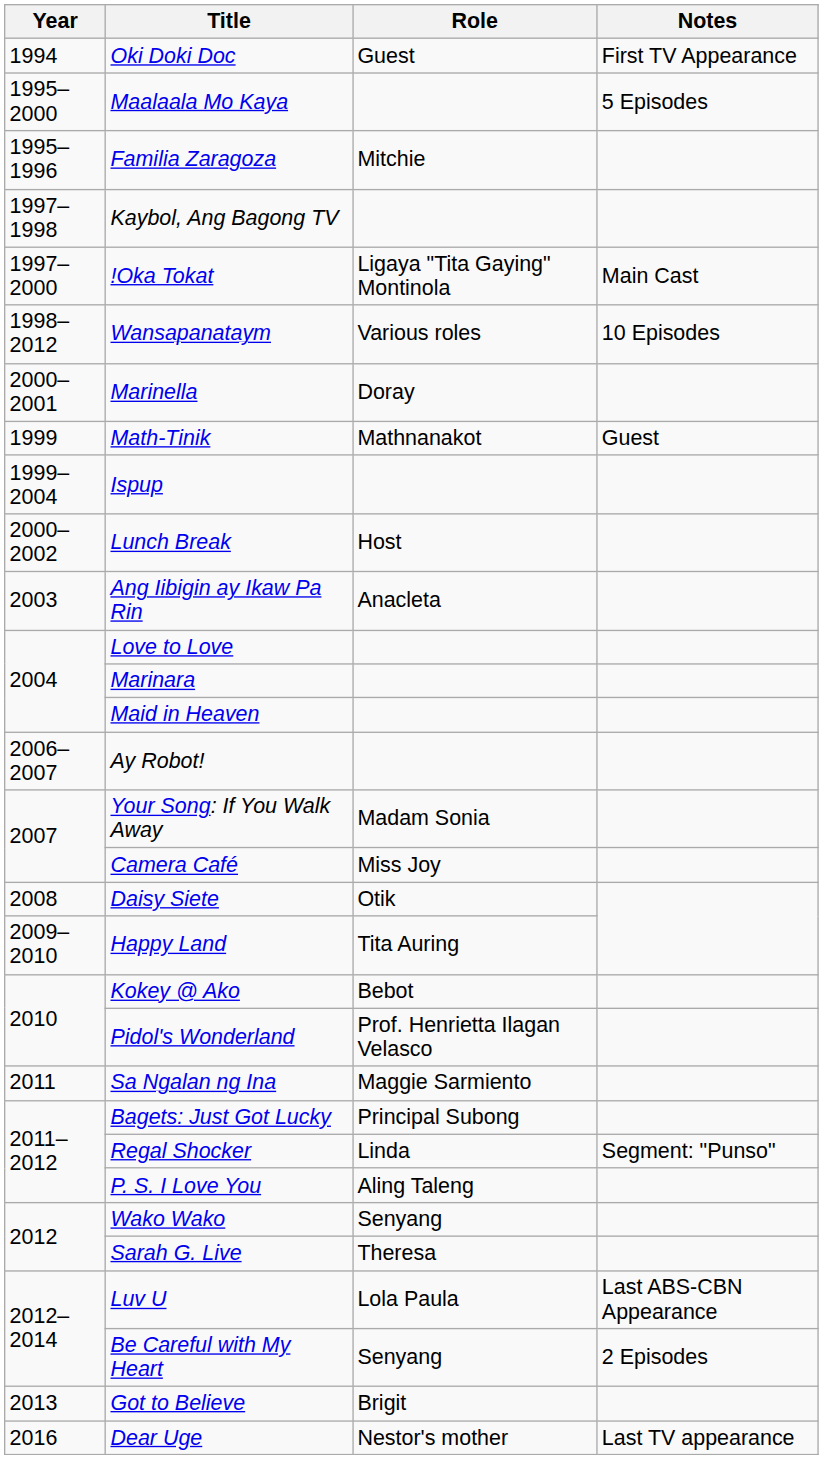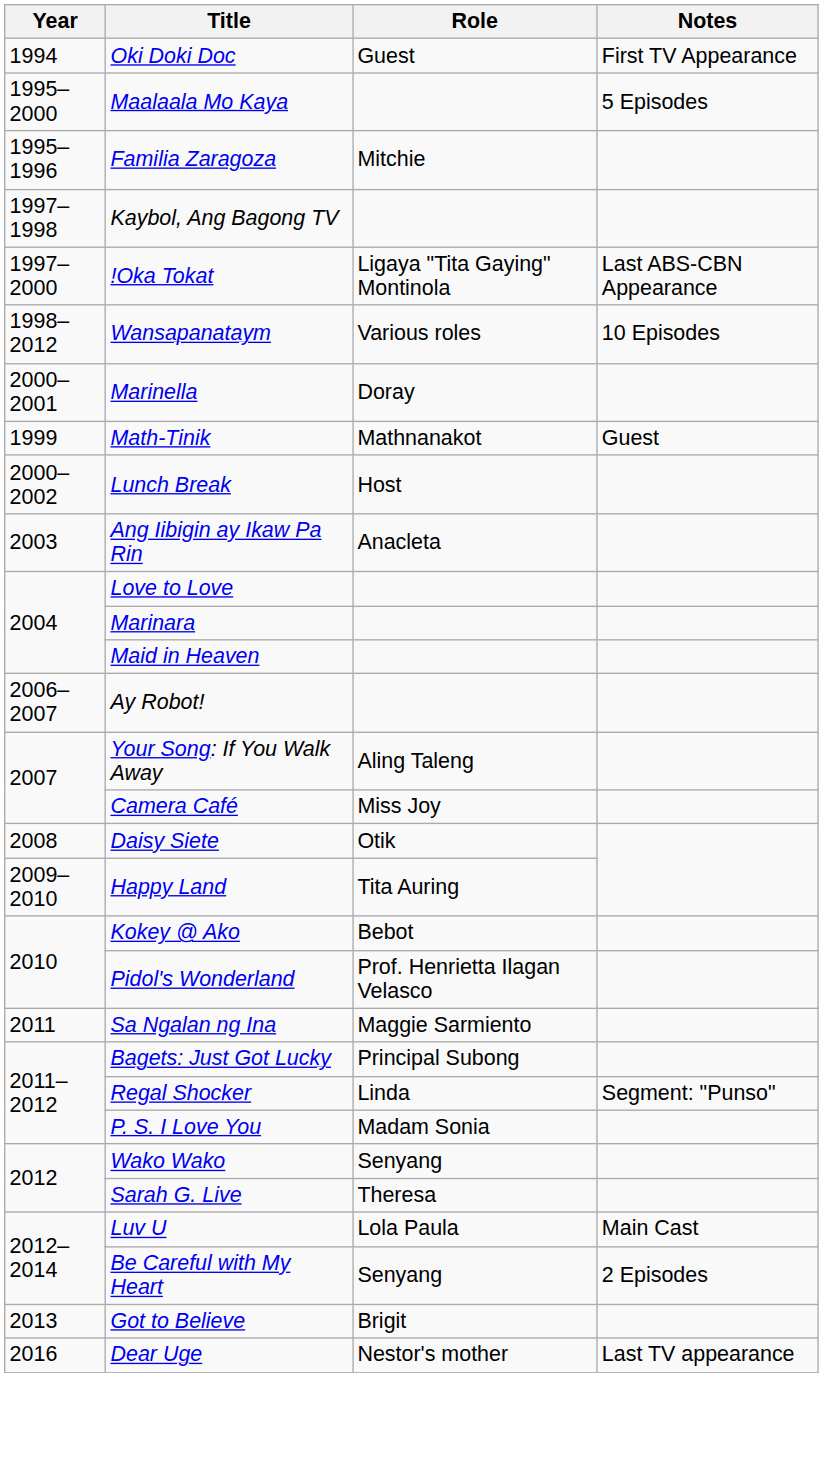(650, 275) Main Cast -> (672, 275) Last ABS-CBN Appearance
- row: (137, 484)
(424, 818) Madam Sonia -> (416, 760) Aling Taleng
(416, 1185) Aling Taleng -> (424, 1127) Madam Sonia
(672, 1299) Last ABS-CBN Appearance -> (650, 1229) Main Cast
